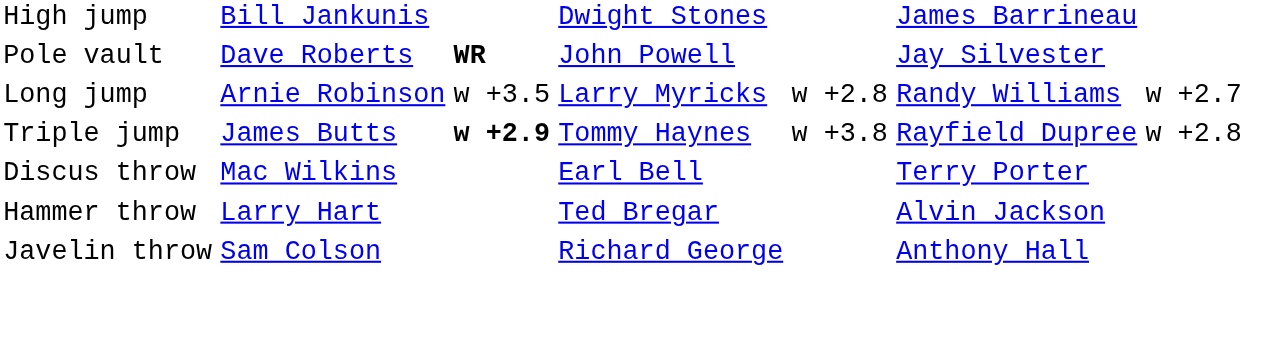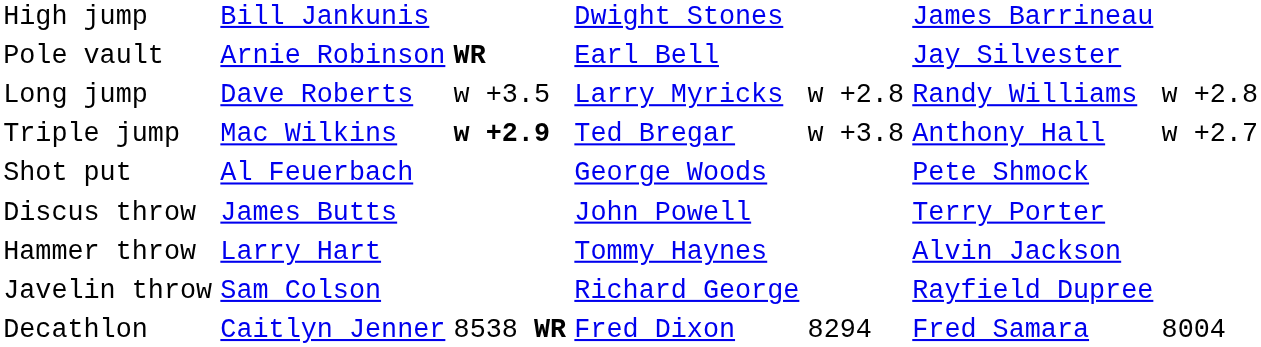(317, 56) Dave Roberts -> (333, 56) Arnie Robinson
(647, 56) John Powell -> (647, 56) Earl Bell
(333, 95) Arnie Robinson -> (317, 95) Dave Roberts
(1194, 95) w +2.7 -> (1210, 95) w +2.8
(309, 134) James Butts -> (309, 134) Mac Wilkins
(655, 134) Tommy Haynes -> (655, 134) Ted Bregar
(1017, 134) Rayfield Dupree -> (1009, 134) Anthony Hall
(1194, 134) w +2.8 -> (1210, 134) w +2.7
+ row: (67, 173)
(309, 173) Mac Wilkins -> (309, 212) James Butts
(631, 173) Earl Bell -> (663, 212) John Powell
(639, 212) Ted Bregar -> (671, 251) Tommy Haynes
(993, 251) Anthony Hall -> (1033, 291) Rayfield Dupree
+ row: (76, 330)
